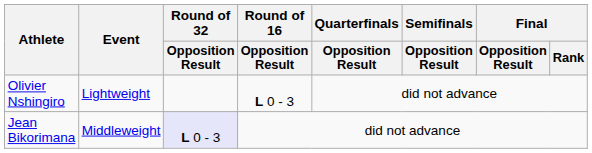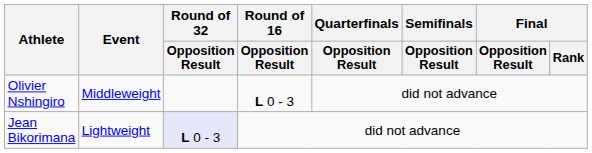(116, 94) Lightweight -> (121, 94) Middleweight
(121, 130) Middleweight -> (116, 130) Lightweight
